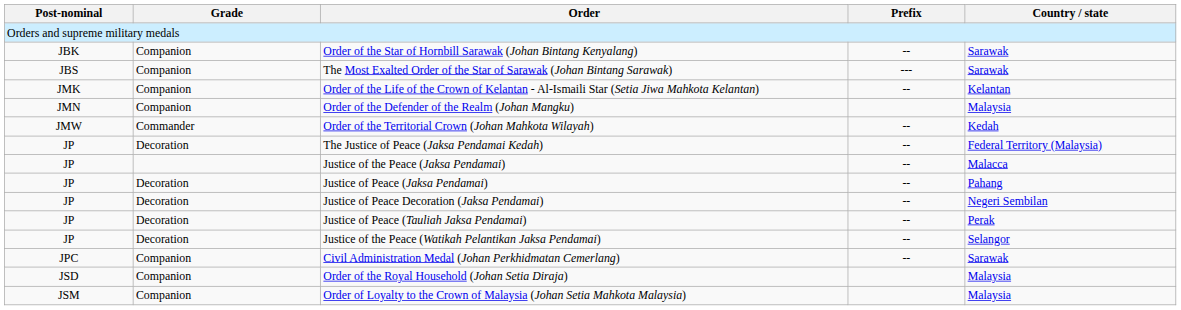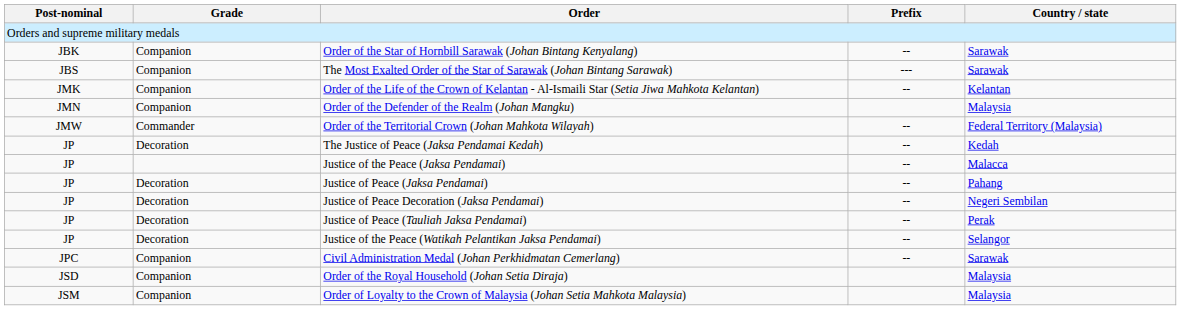(983, 126) Kedah -> (1035, 126) Federal Territory (Malaysia)
(1035, 145) Federal Territory (Malaysia) -> (983, 145) Kedah
